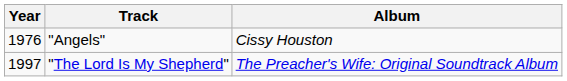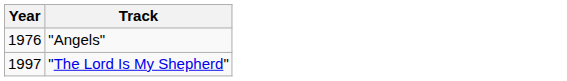- column: (397, 16)
